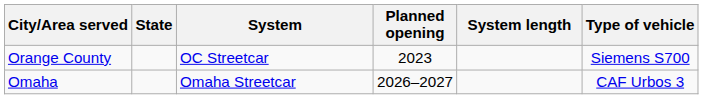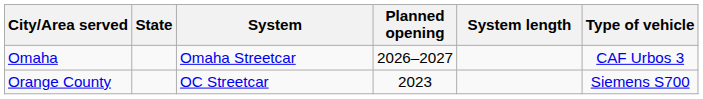rows swapped: (60, 57) <-> (33, 81)
